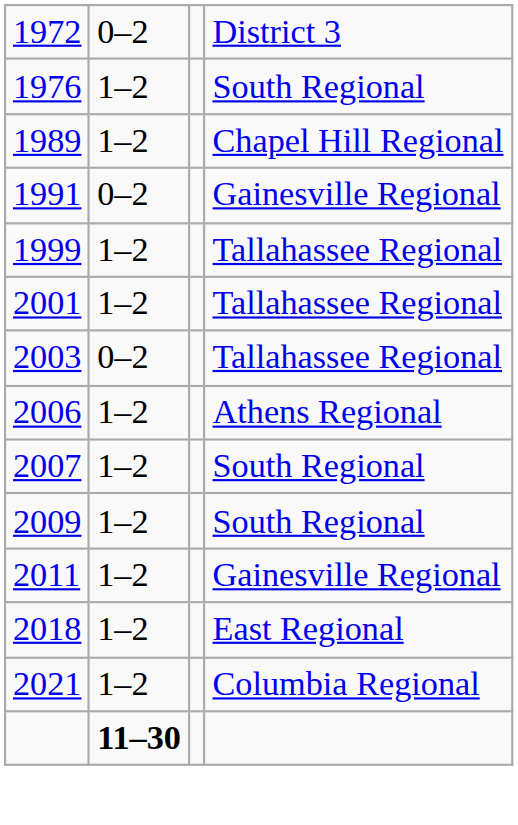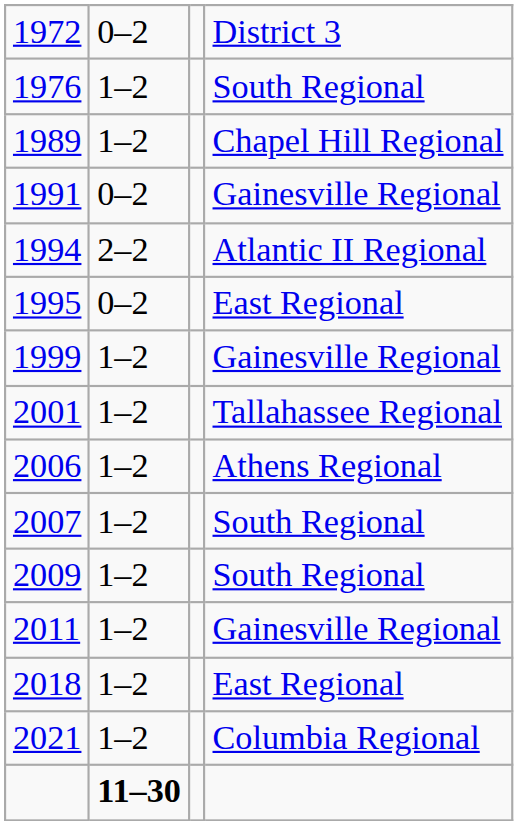+ row: (47, 248)
+ row: (47, 303)
(357, 248) Tallahassee Regional -> (357, 357) Gainesville Regional
- row: (47, 357)
